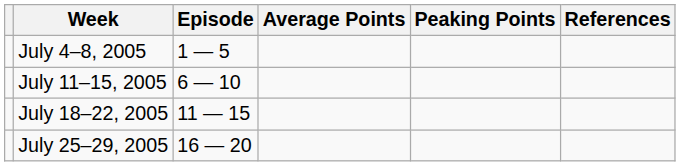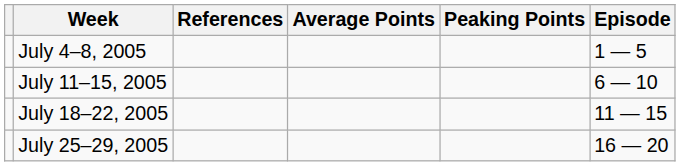columns swapped: (215, 20) <-> (618, 20)
